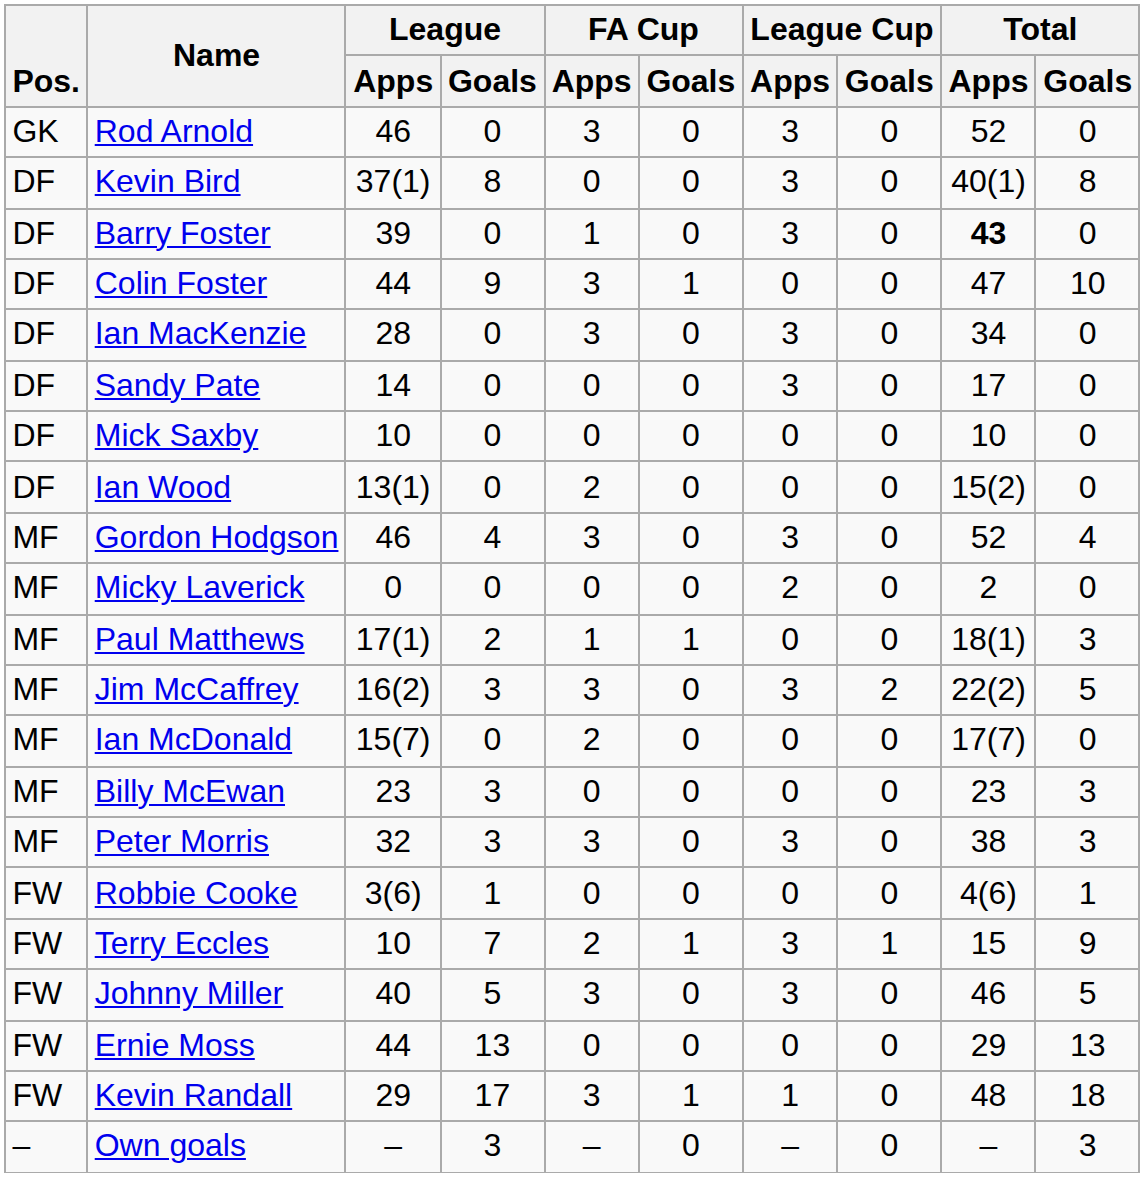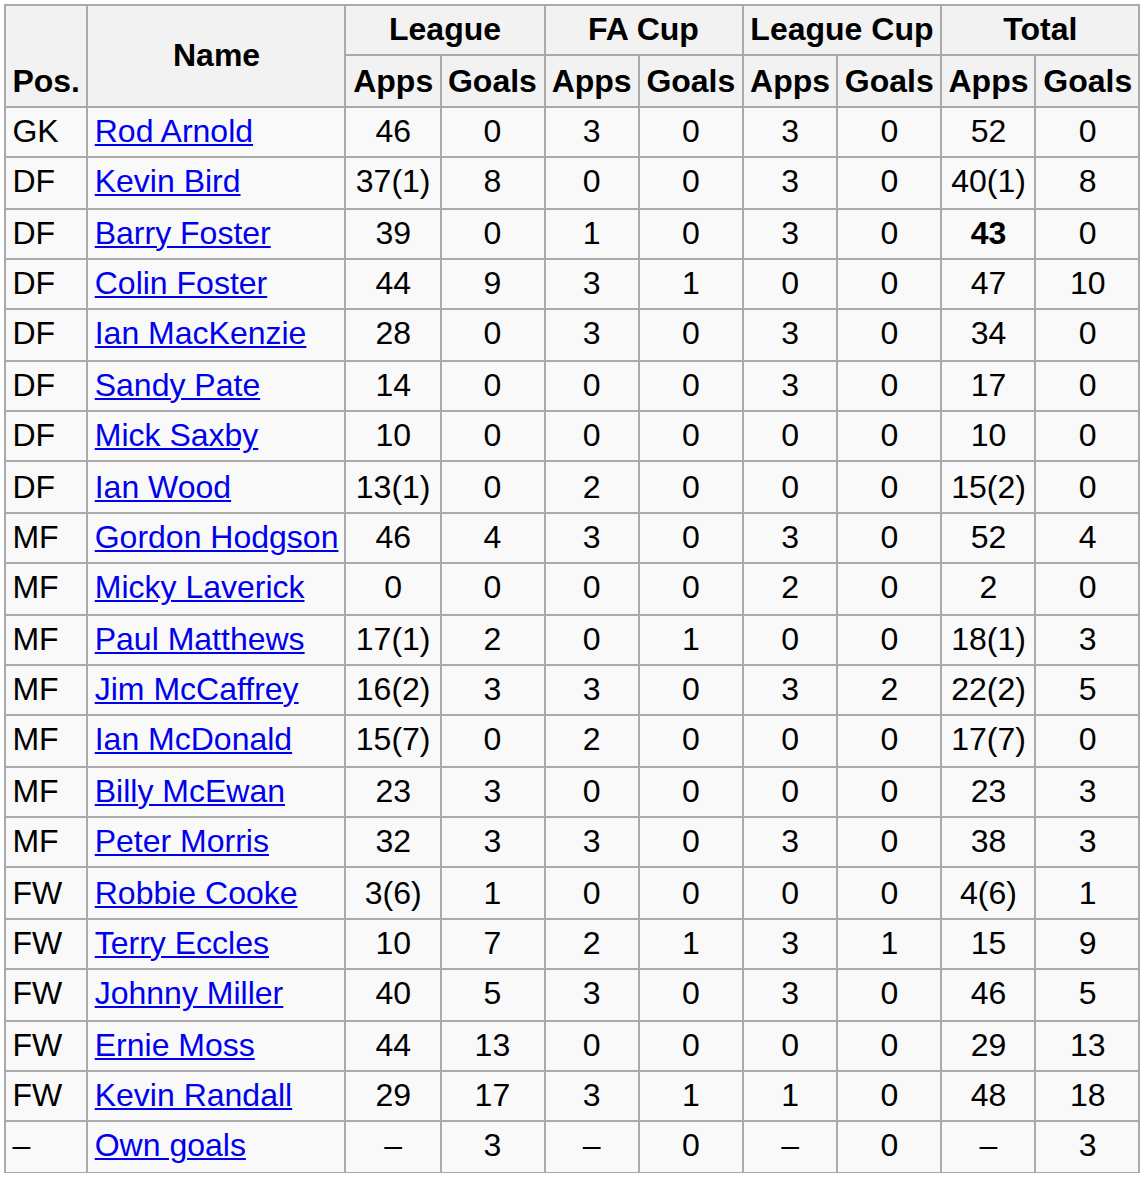(592, 638) 1 -> (592, 638) 0
